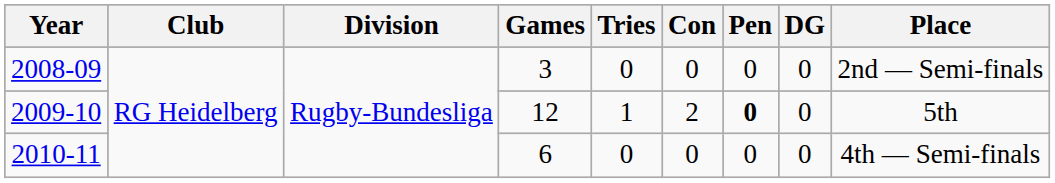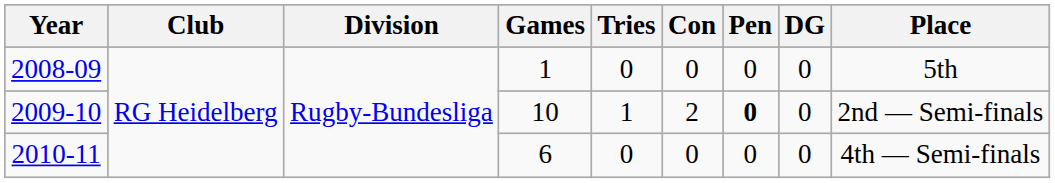(545, 68) 3 -> (545, 68) 1
(940, 68) 2nd — Semi-finals -> (940, 68) 5th
(545, 111) 12 -> (545, 111) 10
(940, 111) 5th -> (940, 111) 2nd — Semi-finals
